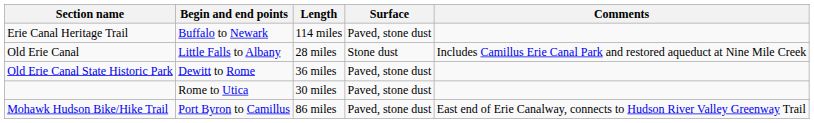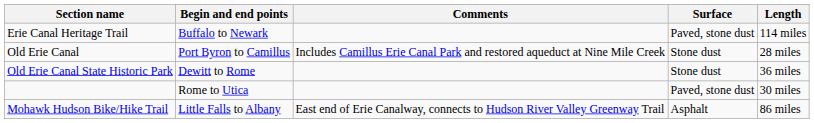columns swapped: (319, 14) <-> (622, 14)
(229, 52) Little Falls to Albany -> (234, 52) Port Byron to Camillus
(389, 71) Paved, stone dust -> (696, 71) Stone dust
(234, 109) Port Byron to Camillus -> (229, 109) Little Falls to Albany
(389, 109) Paved, stone dust -> (689, 109) Asphalt
